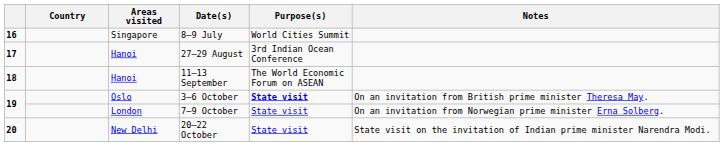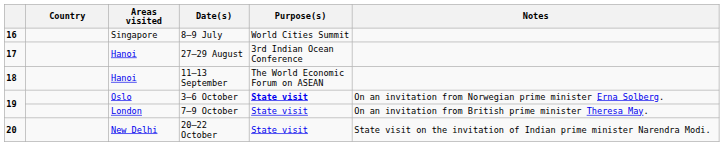(501, 97) On an invitation from British prime minister Theresa May. -> (509, 97) On an invitation from Norwegian prime minister Erna Solberg.
(509, 111) On an invitation from Norwegian prime minister Erna Solberg. -> (501, 111) On an invitation from British prime minister Theresa May.
